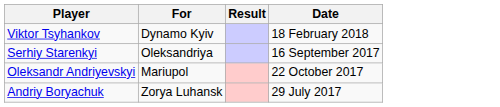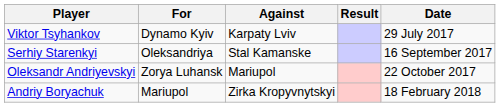+ column: (282, 14)
(320, 33) 18 February 2018 -> (419, 33) 29 July 2017
(165, 72) Mariupol -> (182, 72) Zorya Luhansk
(182, 92) Zorya Luhansk -> (165, 92) Mariupol
(306, 92) 29 July 2017 -> (433, 92) 18 February 2018
